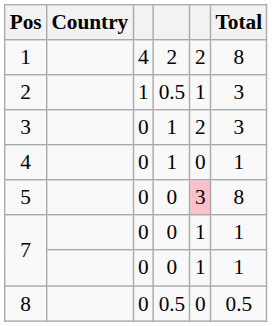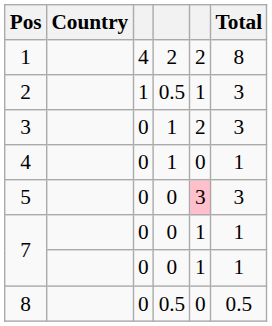(239, 197) 8 -> (239, 197) 3
